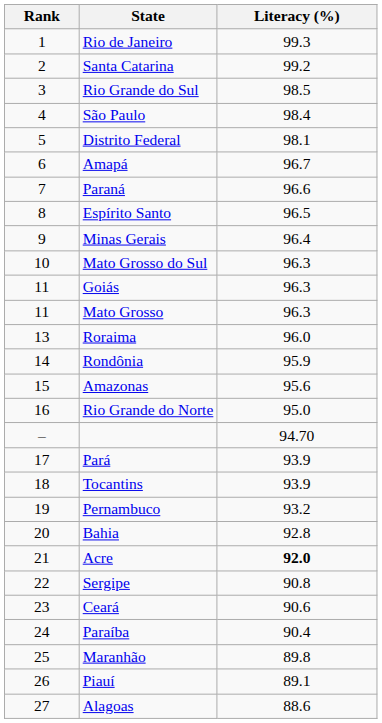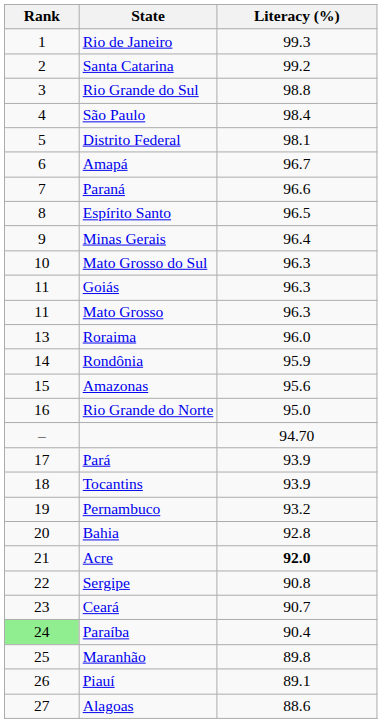(297, 90) 98.5 -> (297, 90) 98.8
(297, 607) 90.6 -> (297, 607) 90.7
(42, 632) no background -> (42, 632) lightgreen background
